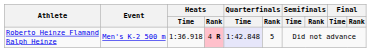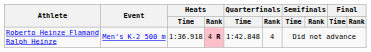(243, 37) lavender background -> (243, 37) no background
(272, 37) 5 -> (272, 37) 4
